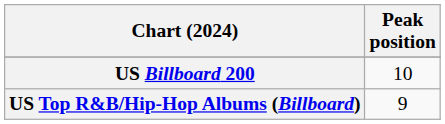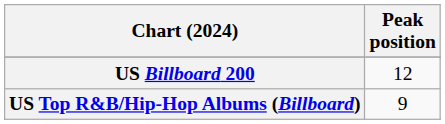(403, 72) 10 -> (403, 72) 12
